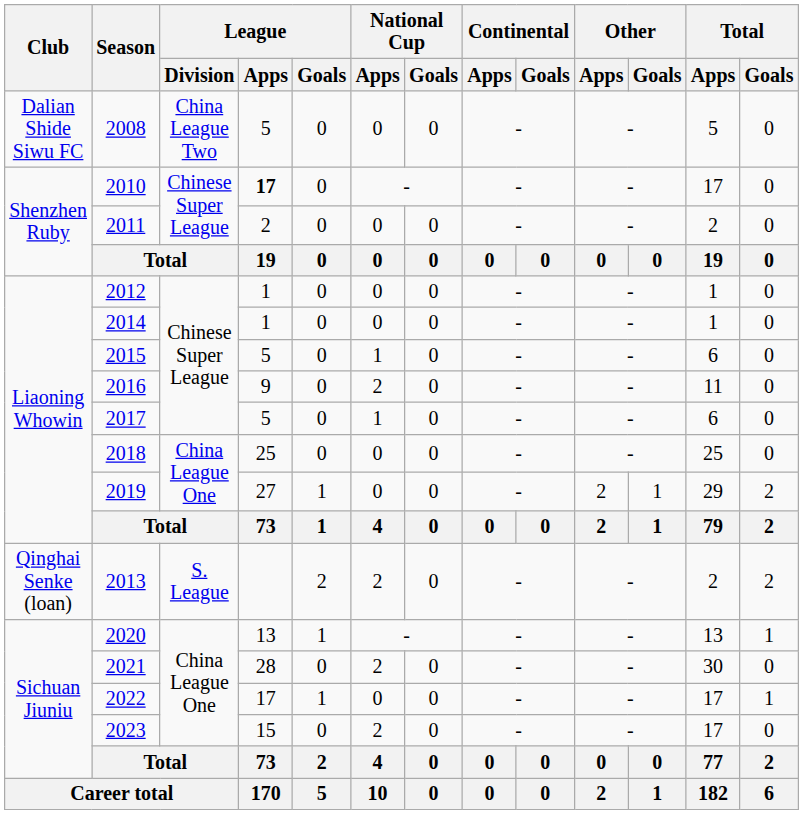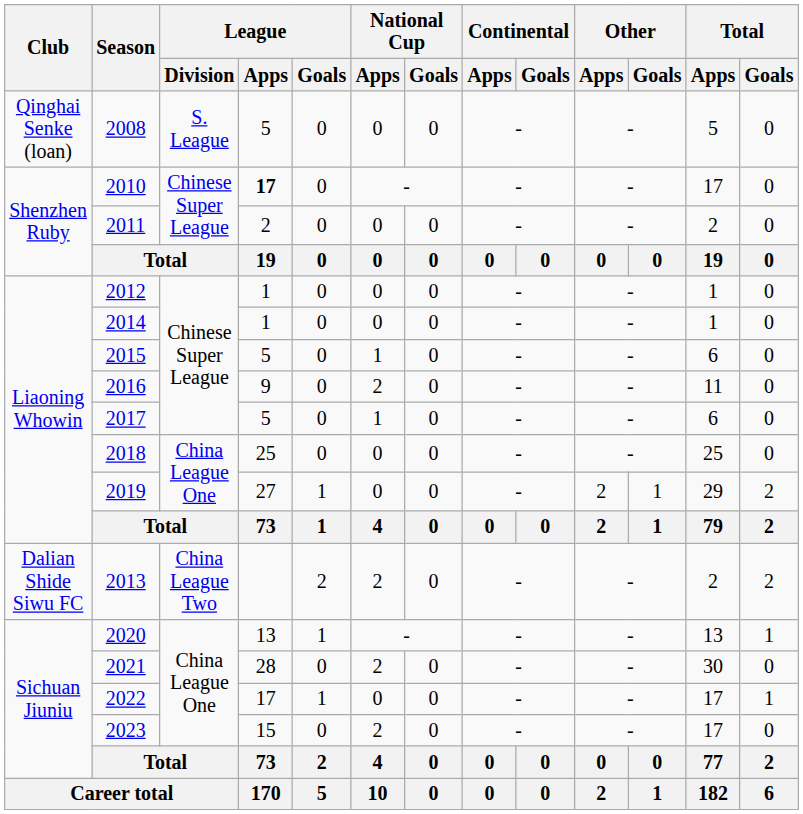(48, 128) Dalian Shide Siwu FC -> (48, 128) Qinghai Senke (loan)
(199, 128) China League Two -> (199, 128) S. League
(48, 580) Qinghai Senke (loan) -> (48, 580) Dalian Shide Siwu FC
(199, 580) S. League -> (199, 580) China League Two
